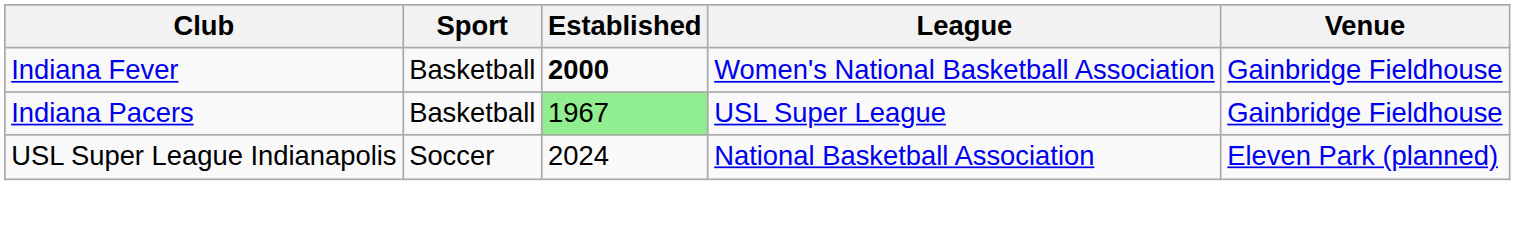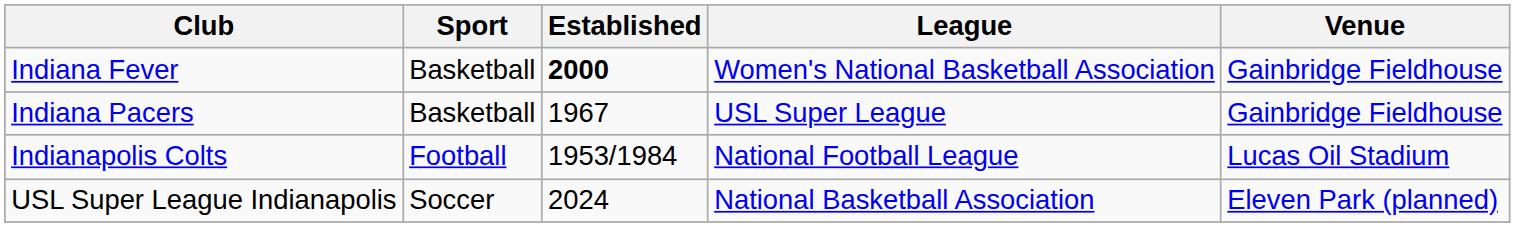(578, 112) lightgreen background -> (578, 112) no background
+ row: (119, 156)
